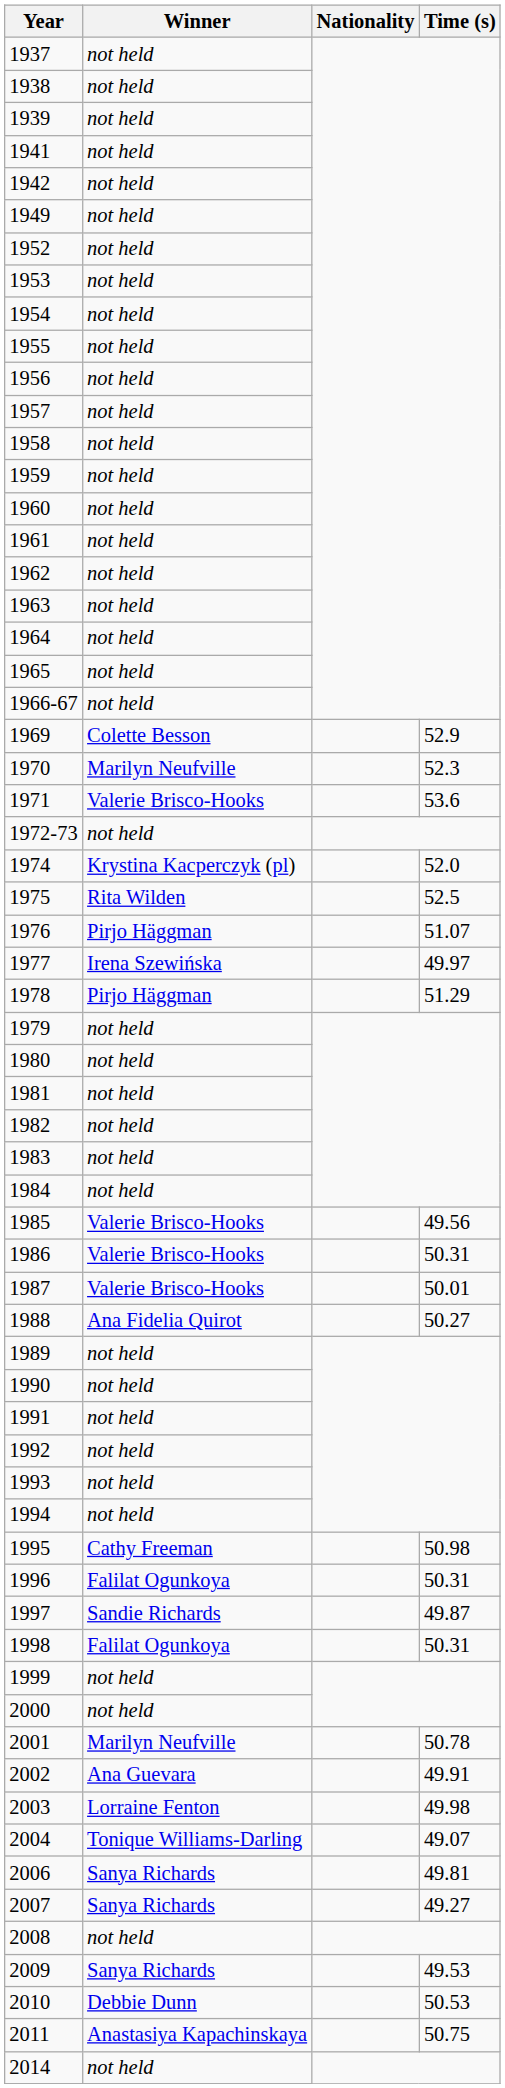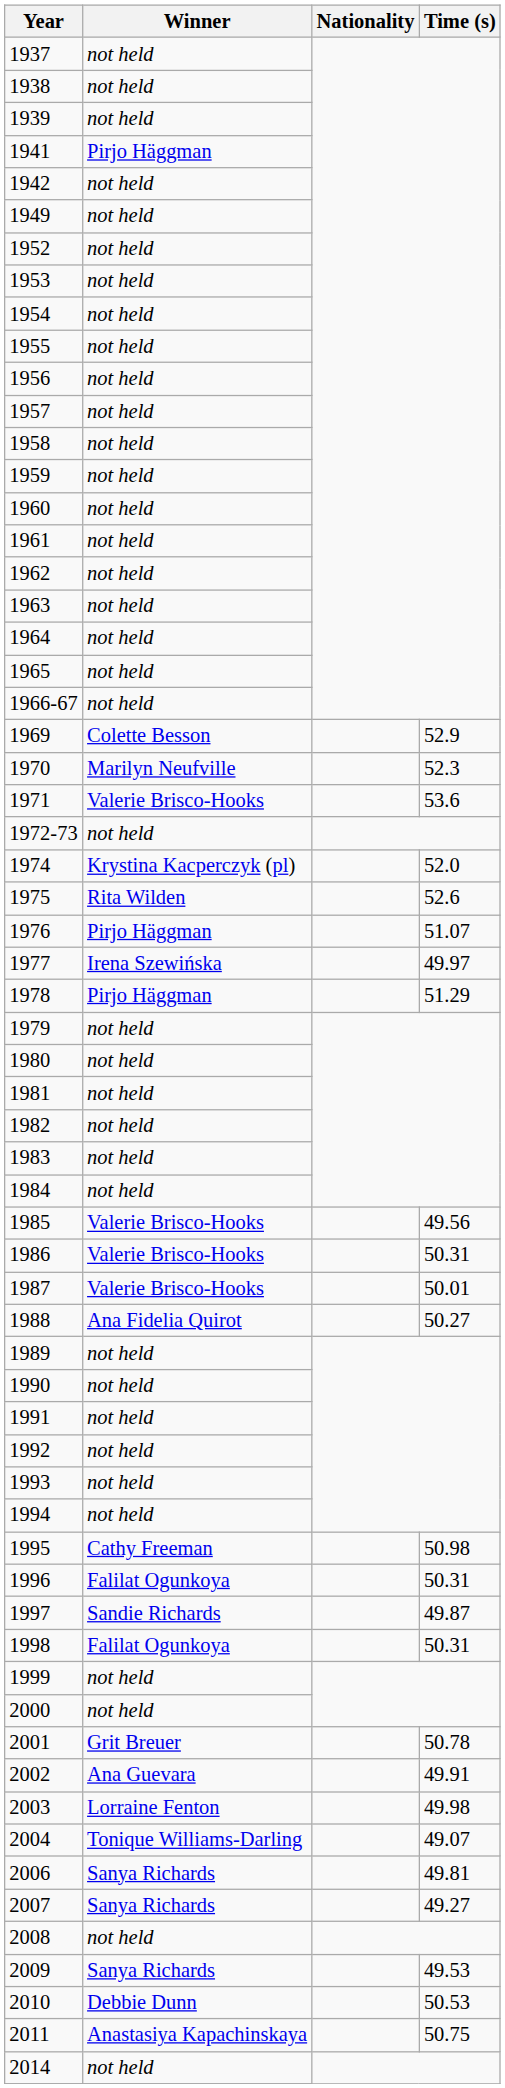(120, 151) not held -> (149, 151) Pirjo Häggman
(442, 898) 52.5 -> (442, 898) 52.6
(161, 1742) Marilyn Neufville -> (134, 1742) Grit Breuer
